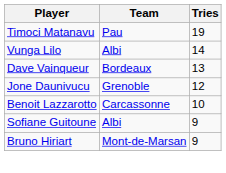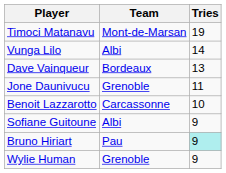(112, 31) Pau -> (144, 31) Mont-de-Marsan
(198, 86) 12 -> (198, 86) 11
(144, 141) Mont-de-Marsan -> (112, 141) Pau
(195, 141) no background -> (195, 141) paleturquoise background
+ row: (41, 159)
